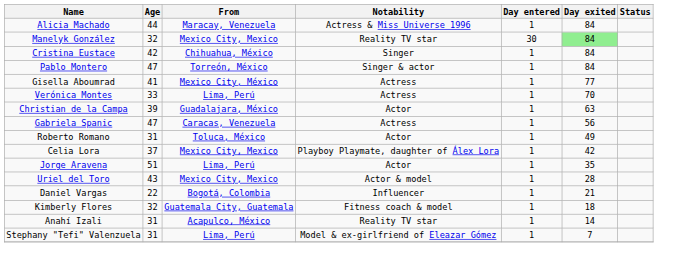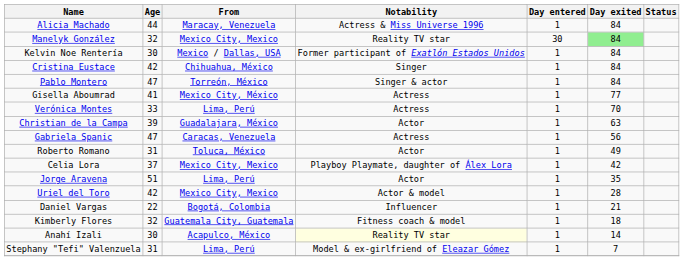+ row: (74, 53)
(153, 179) 43 -> (153, 193) 42
(153, 221) 31 -> (153, 235) 30
(398, 221) no background -> (411, 235) lightyellow background
